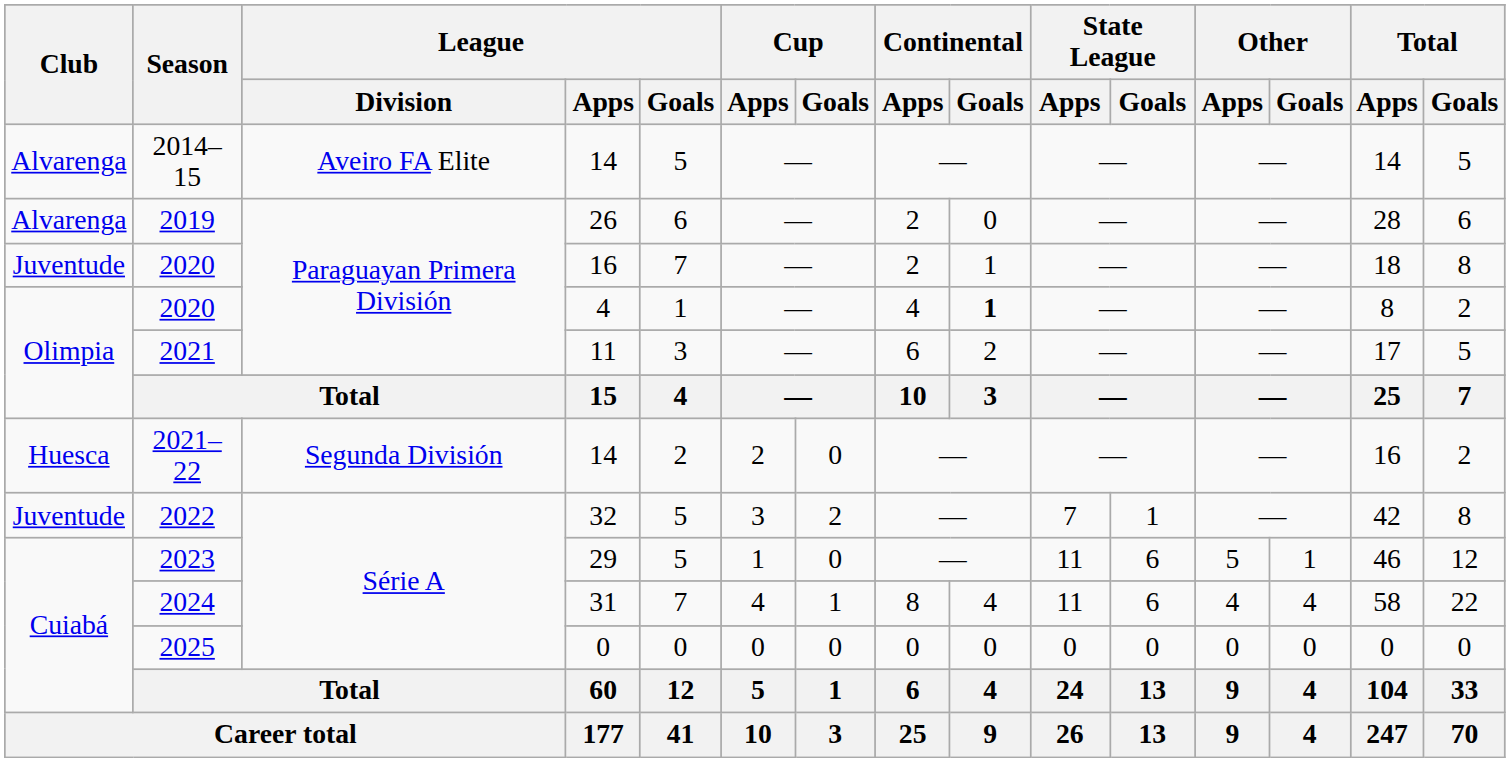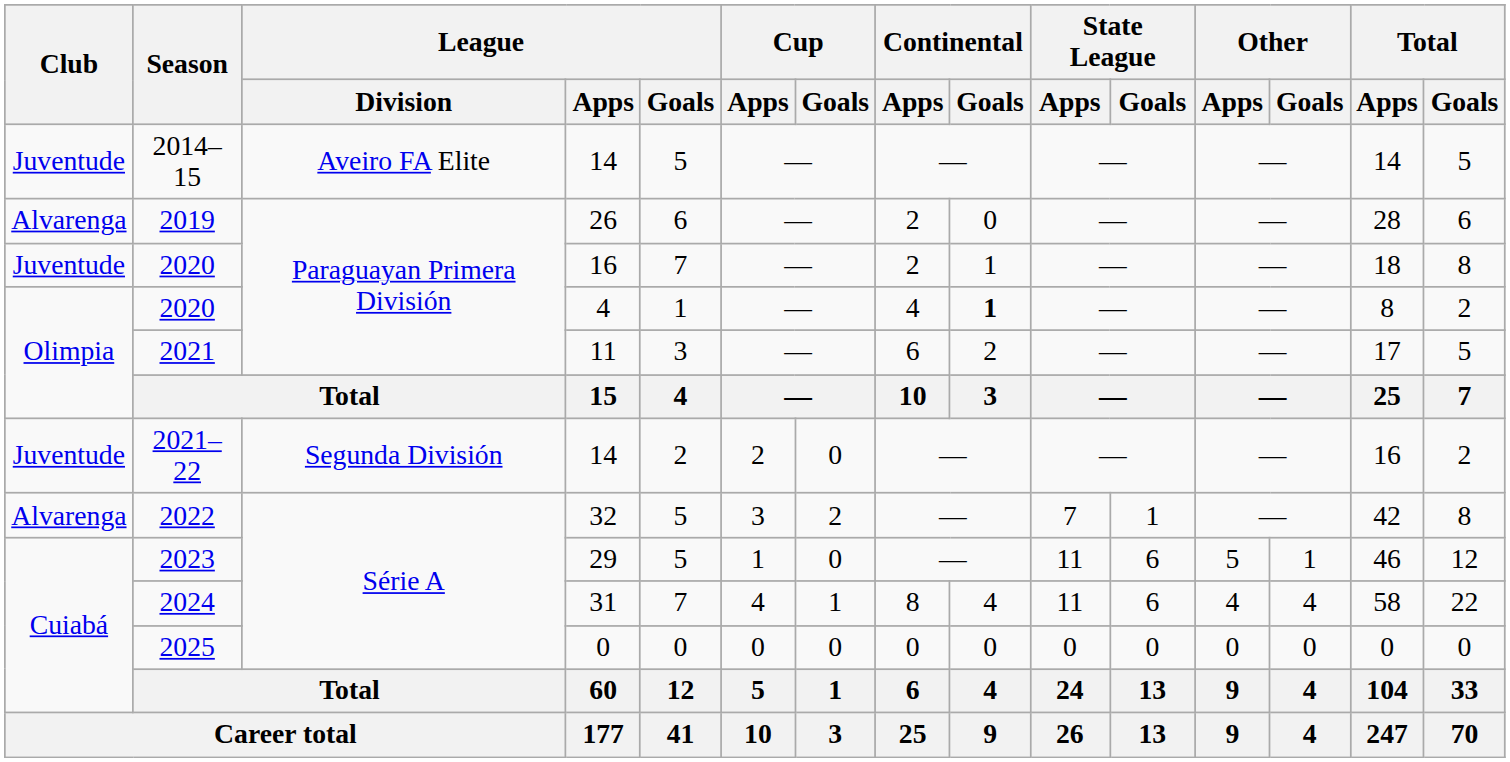(69, 160) Alvarenga -> (69, 160) Juventude
(69, 455) Huesca -> (69, 455) Juventude
(69, 514) Juventude -> (69, 514) Alvarenga
